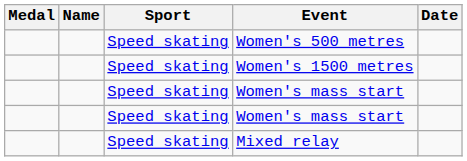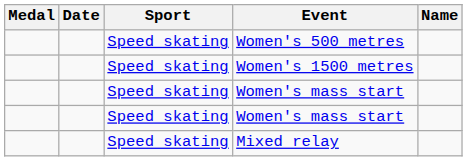columns swapped: (81, 18) <-> (440, 18)
